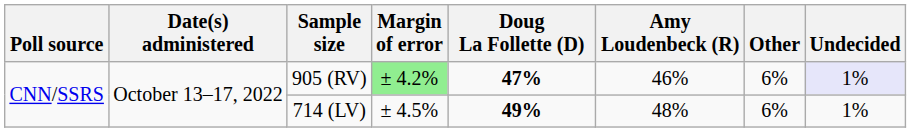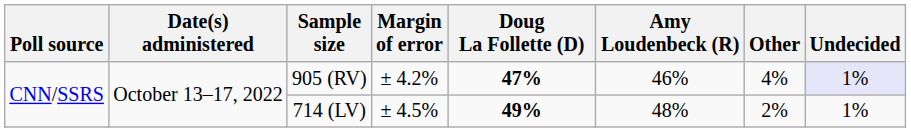(409, 78) lightgreen background -> (409, 78) no background
(775, 78) 6% -> (775, 78) 4%
(775, 111) 6% -> (775, 111) 2%
